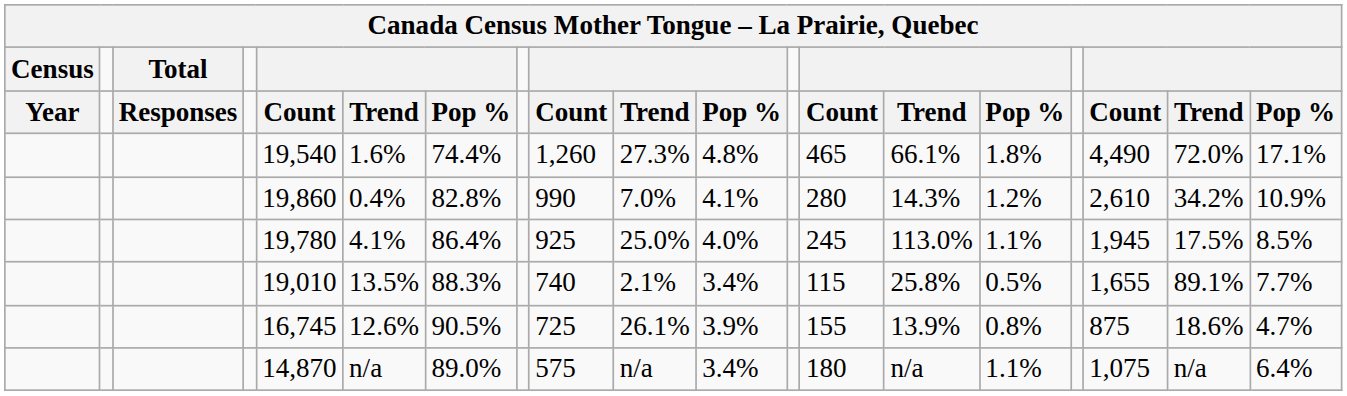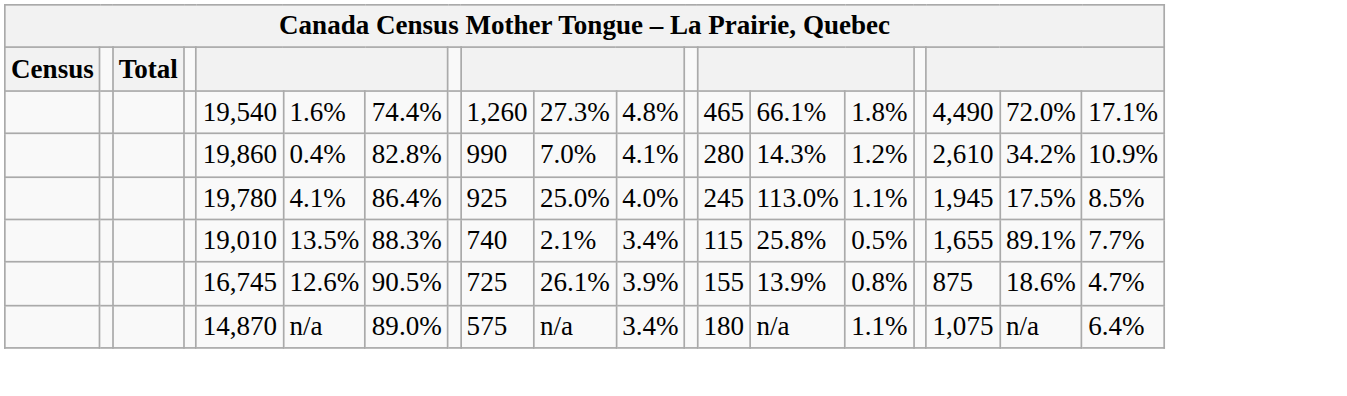- row: (52, 111)
